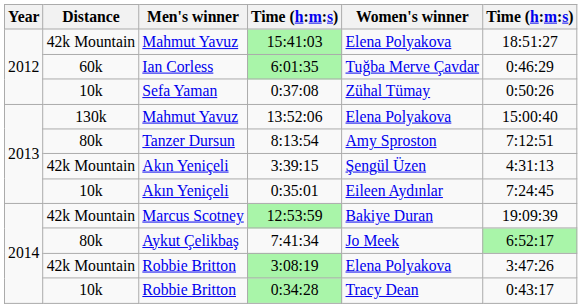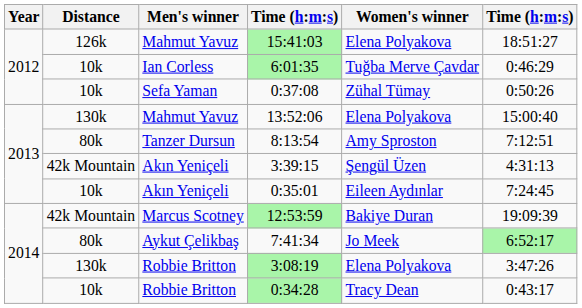(91, 41) 42k Mountain -> (91, 41) 126k
(91, 66) 60k -> (91, 66) 10k
(91, 265) 42k Mountain -> (91, 265) 130k
